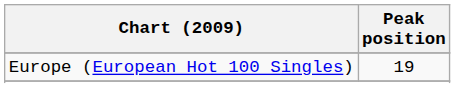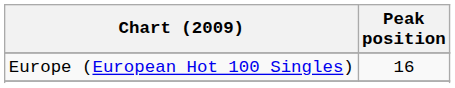(404, 67) 19 -> (404, 67) 16
